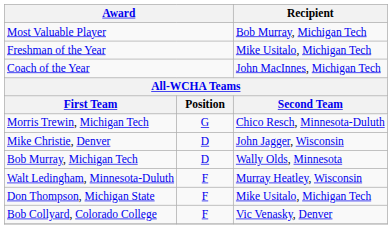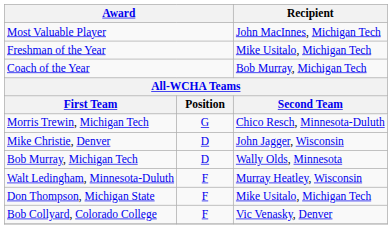(301, 31) Bob Murray, Michigan Tech -> (308, 31) John MacInnes, Michigan Tech
(308, 68) John MacInnes, Michigan Tech -> (301, 68) Bob Murray, Michigan Tech
